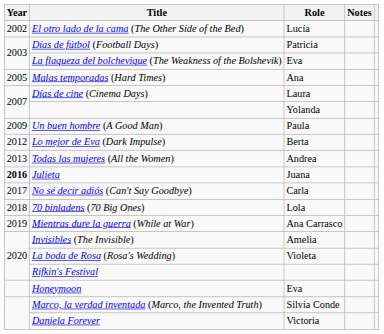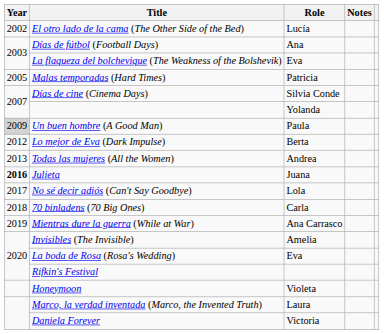(302, 45) Patricia -> (295, 45) Ana
(295, 77) Ana -> (302, 77) Patricia
(298, 93) Laura -> (313, 93) Silvia Conde
(17, 126) no background -> (17, 126) lightgrey background
(298, 191) Carla -> (296, 191) Lola
(296, 207) Lola -> (298, 207) Carla
(301, 256) Violeta -> (294, 256) Eva
(294, 288) Eva -> (301, 288) Violeta
(313, 304) Silvia Conde -> (298, 304) Laura
